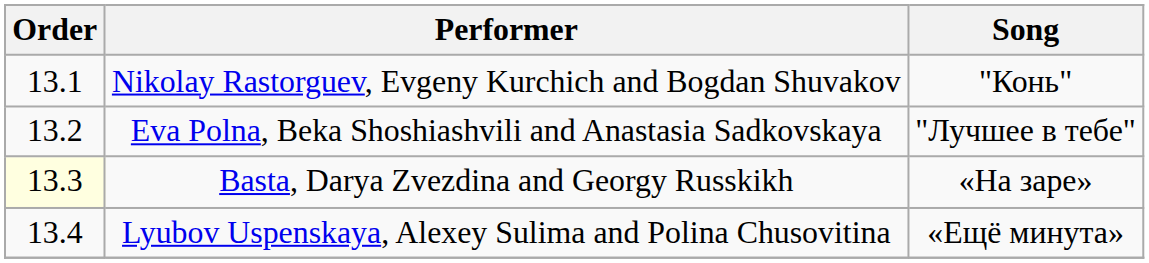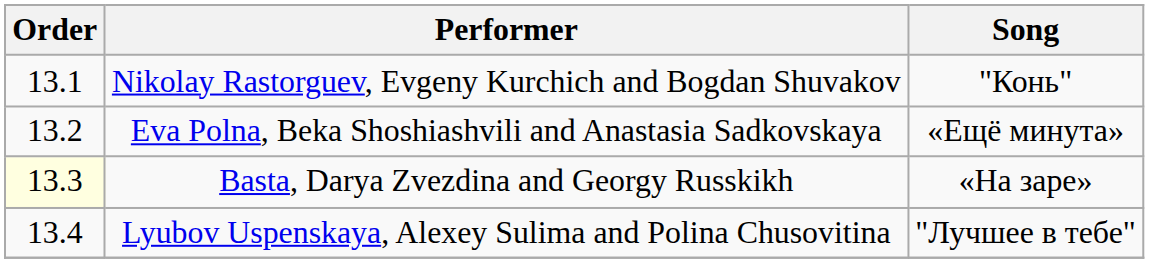(1026, 130) "Лучшее в тебе" -> (1026, 130) «Ещё минута»
(1026, 231) «Ещё минута» -> (1026, 231) "Лучшее в тебе"
